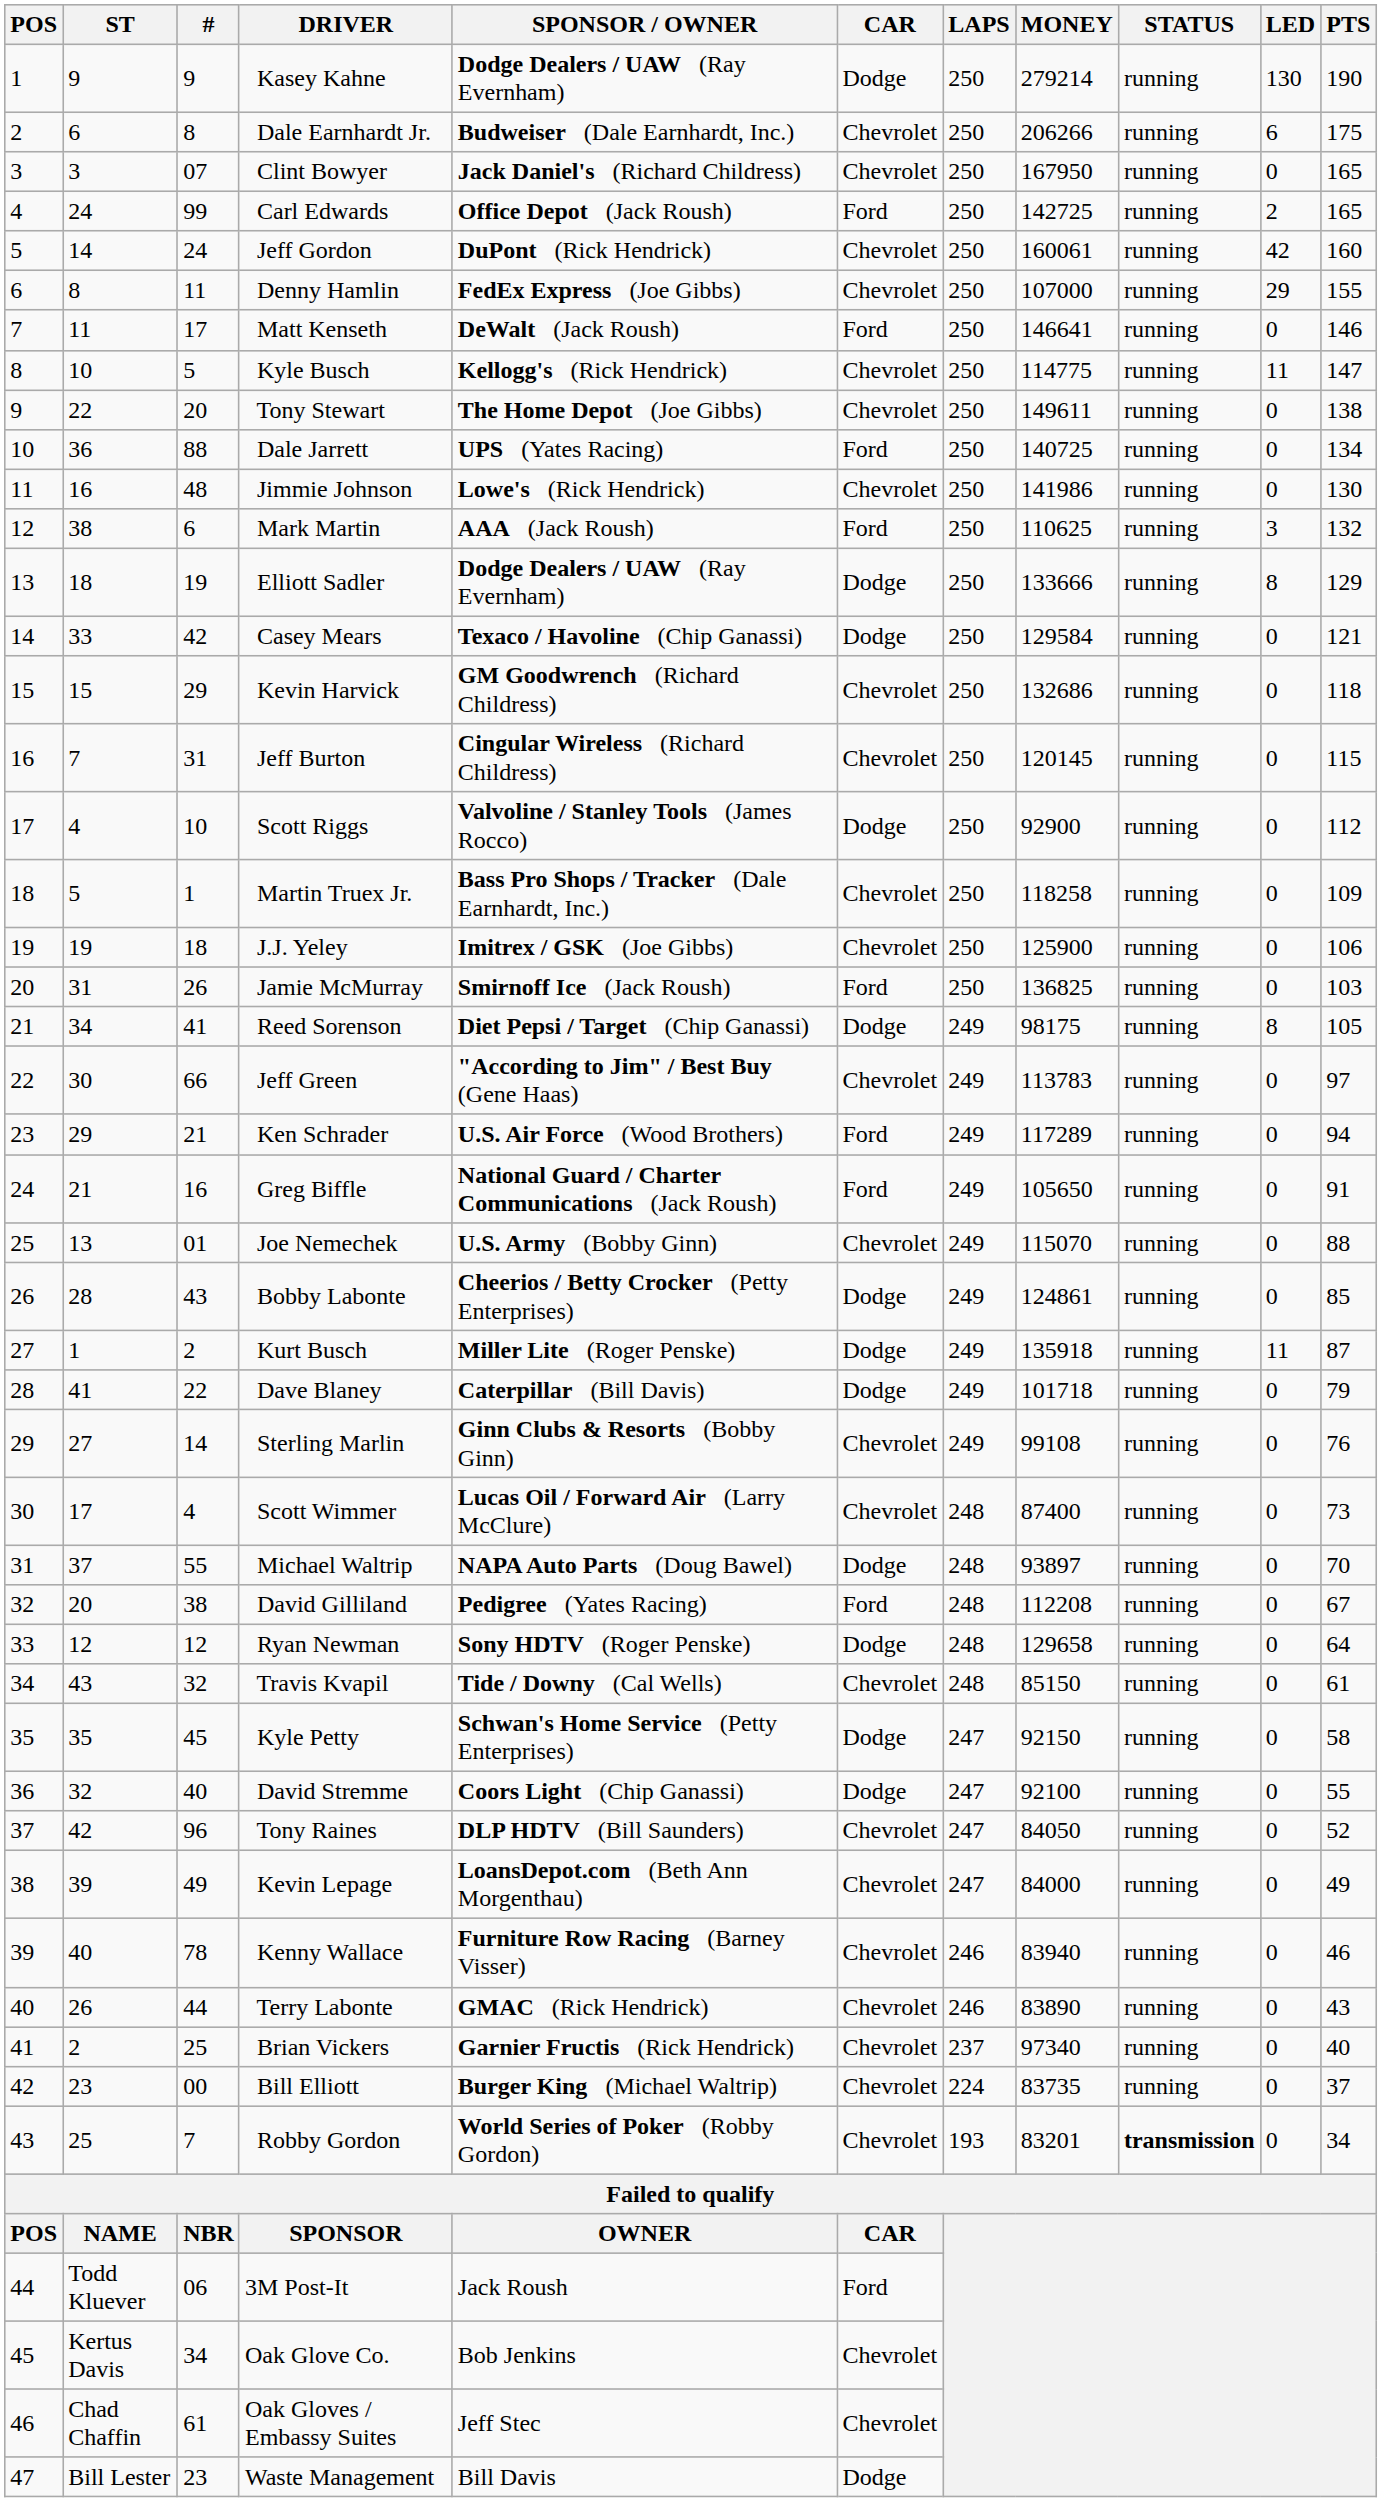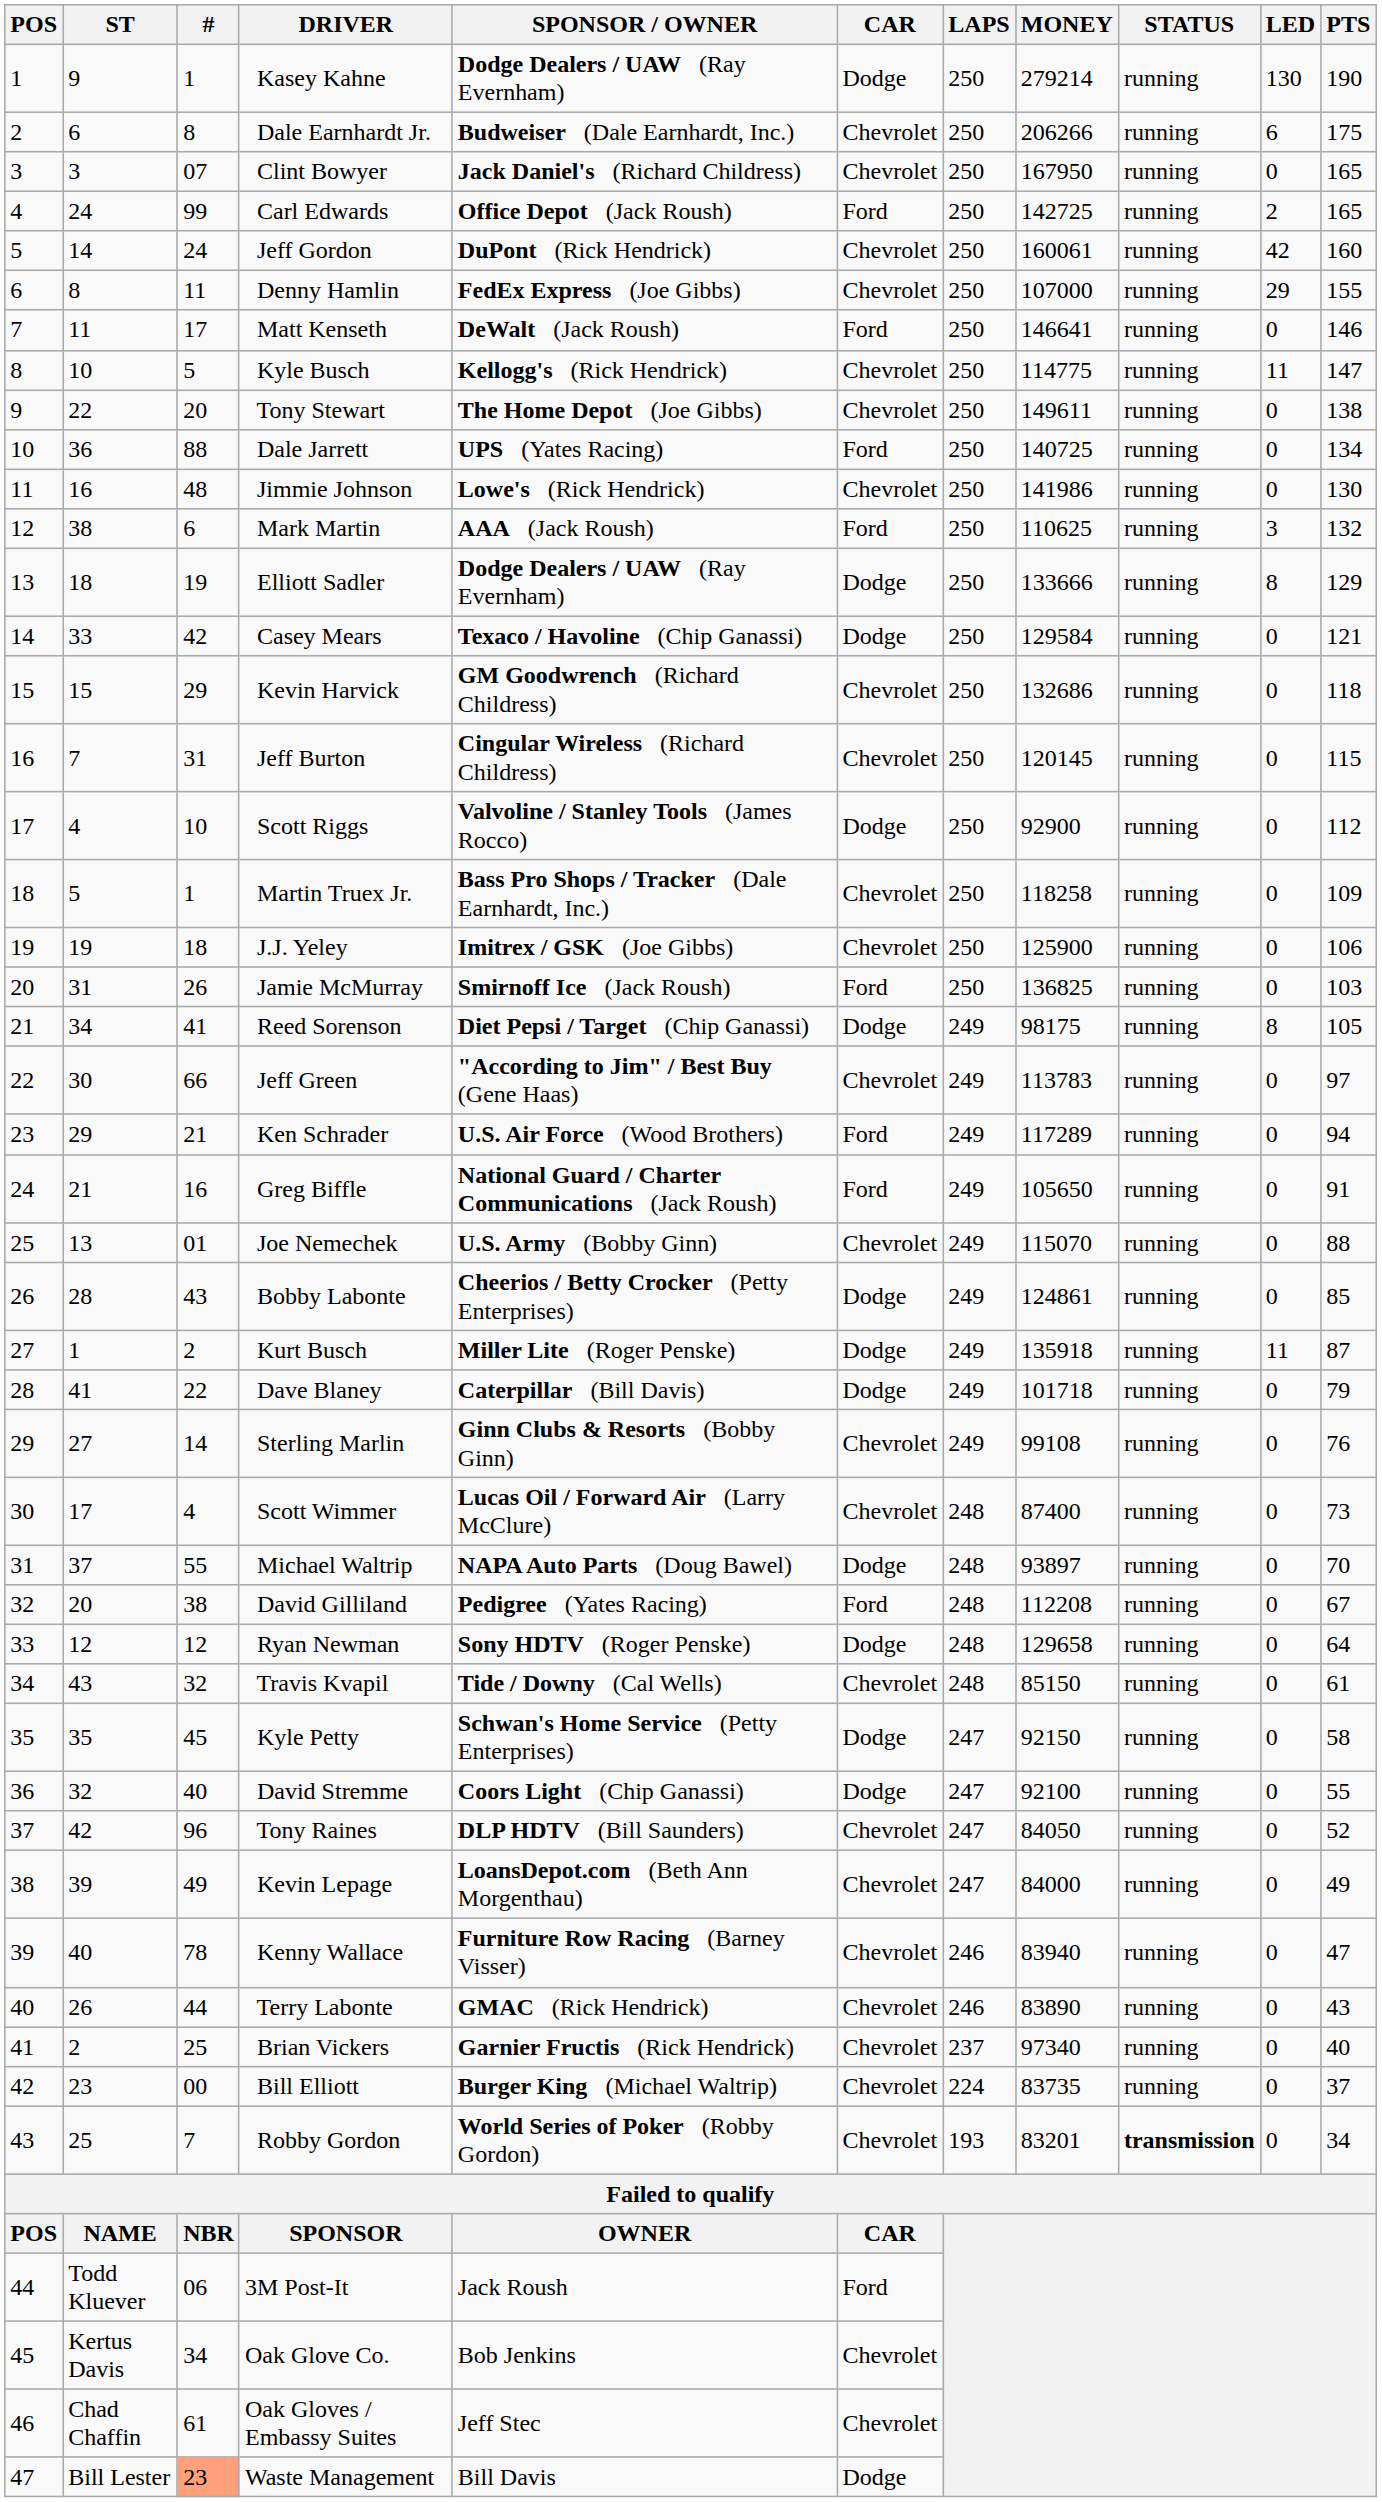(189, 78) 9 -> (189, 78) 1
(1338, 1952) 46 -> (1338, 1952) 47
(195, 2476) no background -> (195, 2476) lightsalmon background
